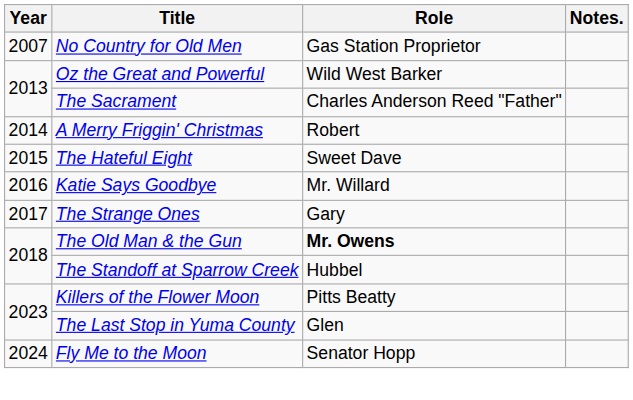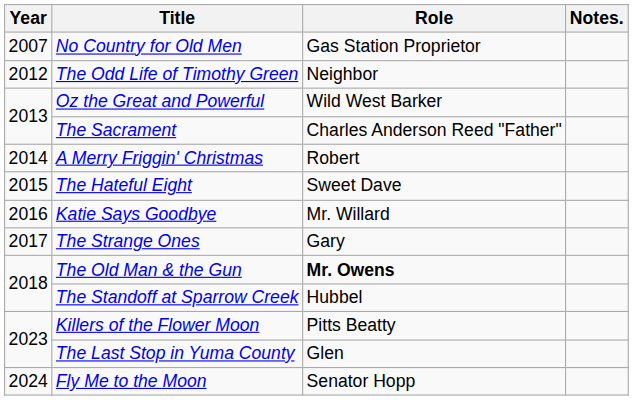+ row: (177, 74)
